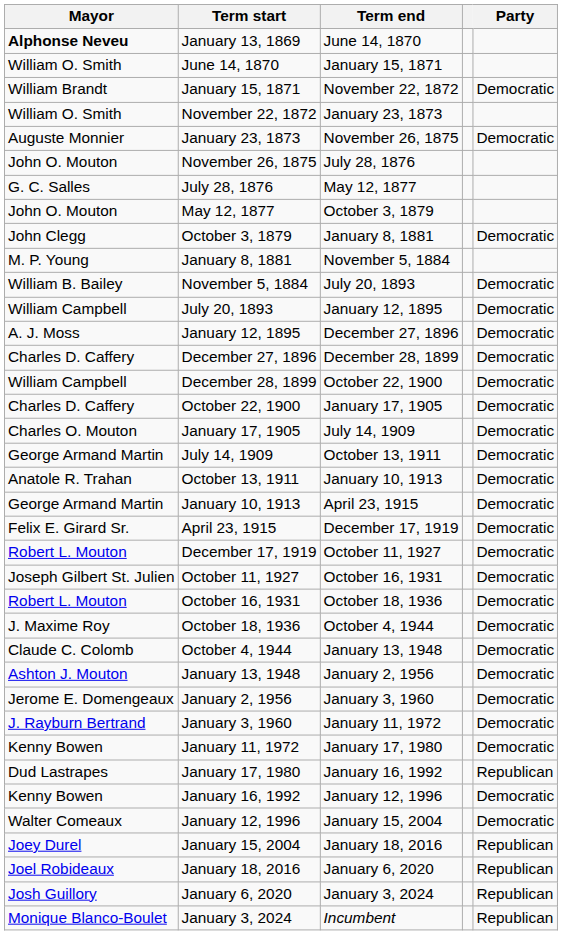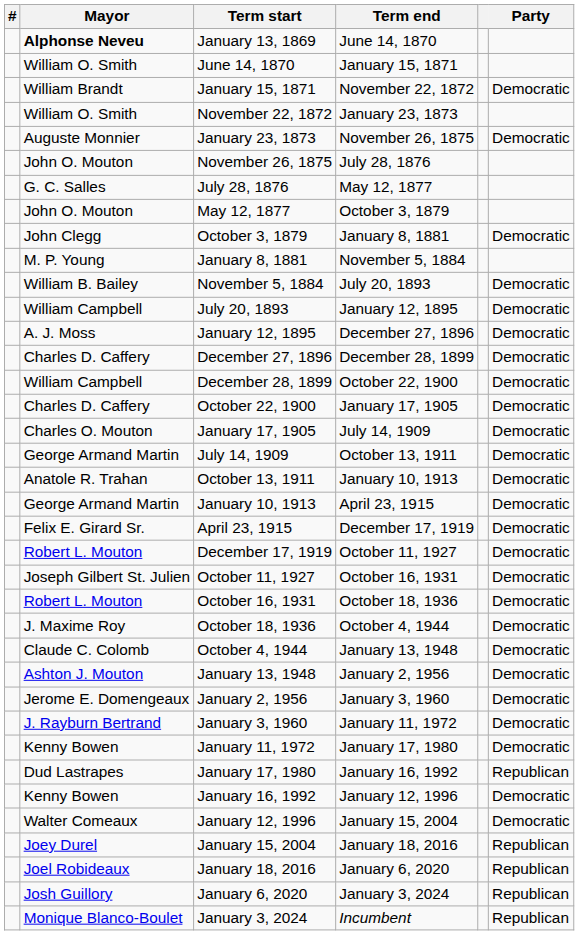+ column: (12, 16)
